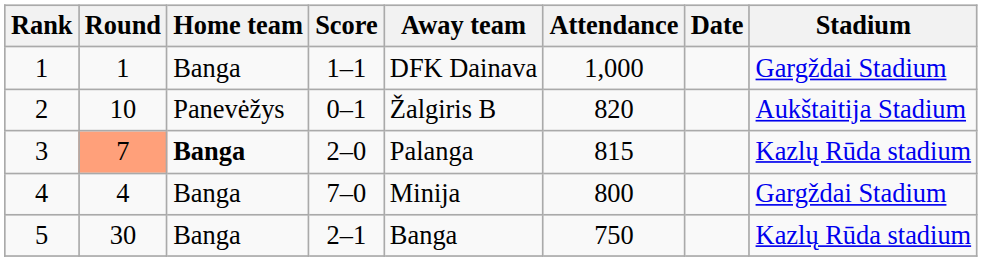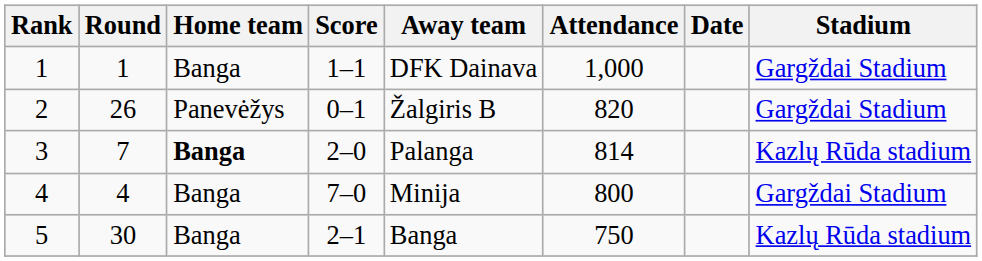(123, 109) 10 -> (123, 109) 26
(861, 109) Aukštaitija Stadium -> (851, 109) Gargždai Stadium
(123, 151) lightsalmon background -> (123, 151) no background
(614, 151) 815 -> (614, 151) 814
